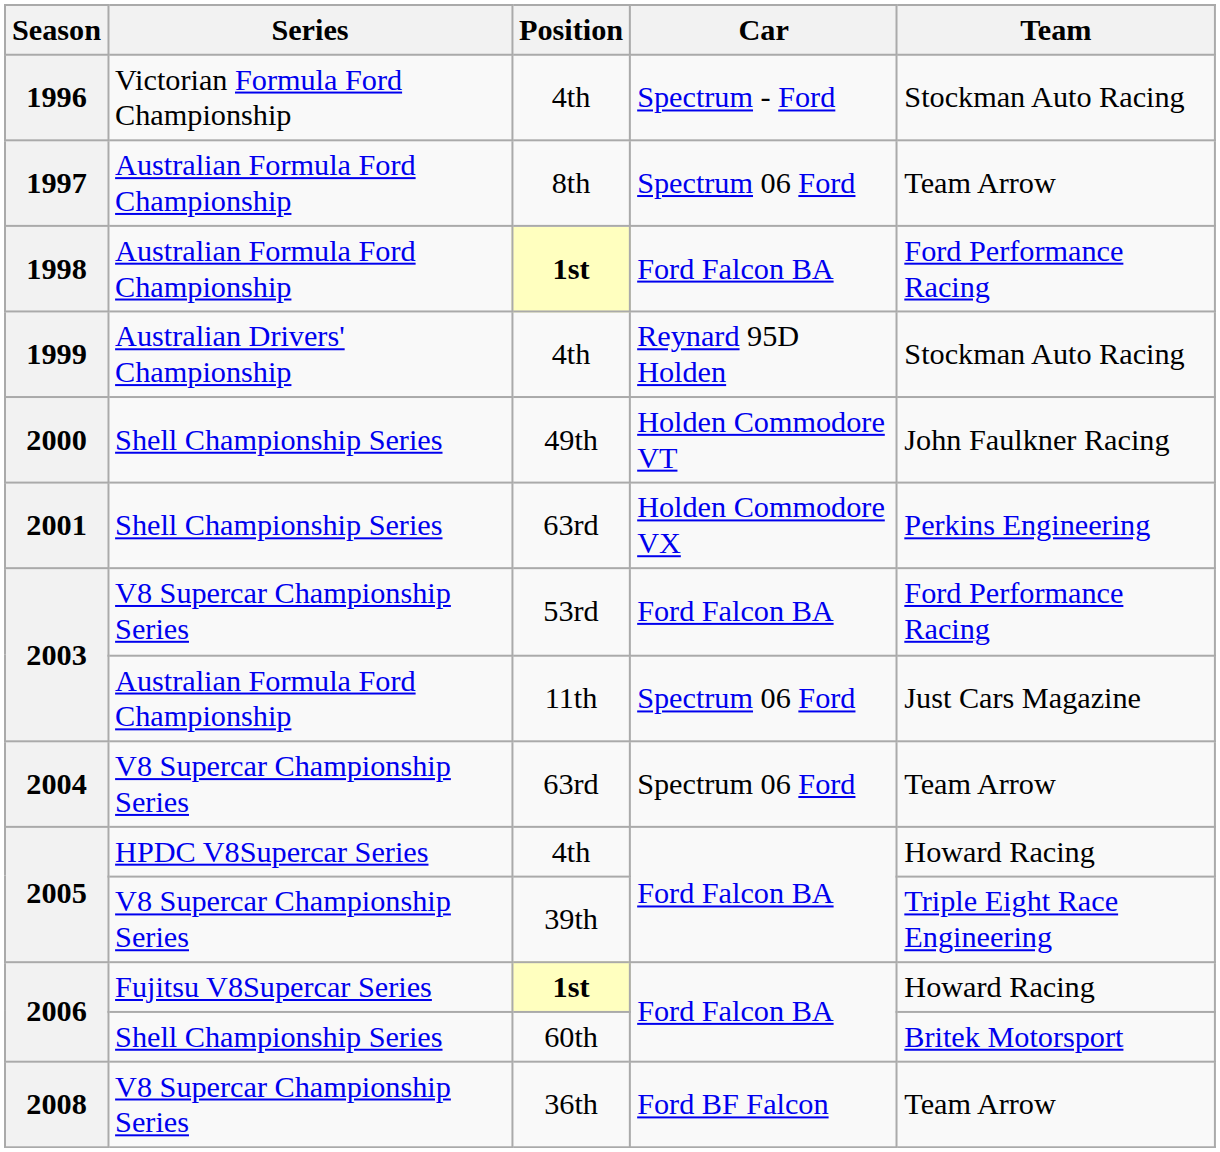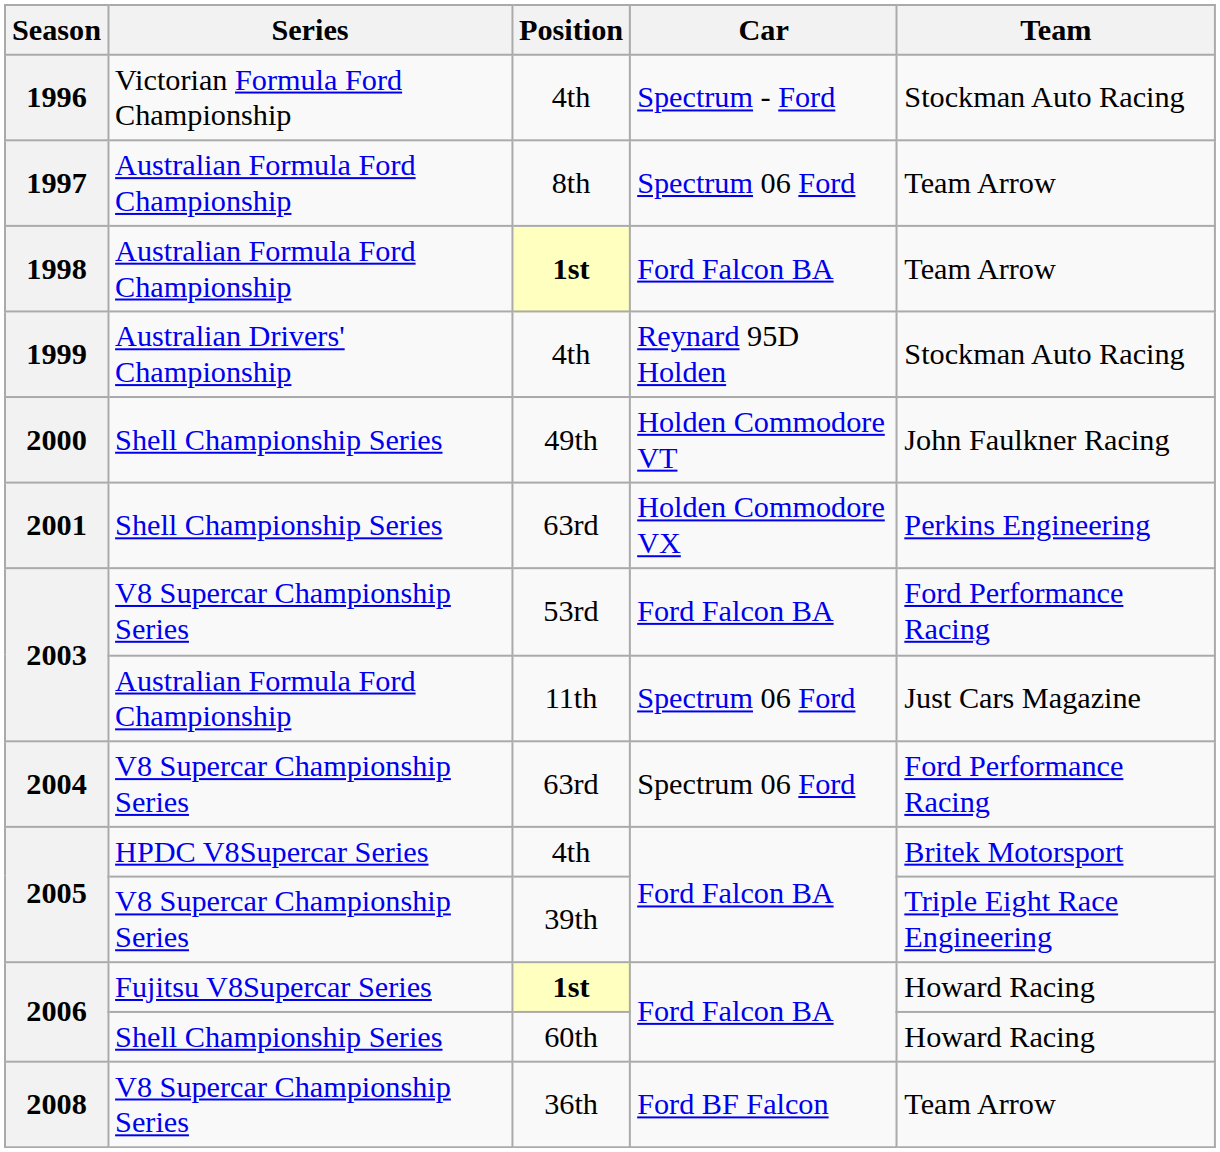(1014, 268) Ford Performance Racing -> (980, 268) Team Arrow
(980, 782) Team Arrow -> (1014, 782) Ford Performance Racing
(1000, 850) Howard Racing -> (1014, 850) Britek Motorsport
(1014, 1036) Britek Motorsport -> (1000, 1036) Howard Racing
